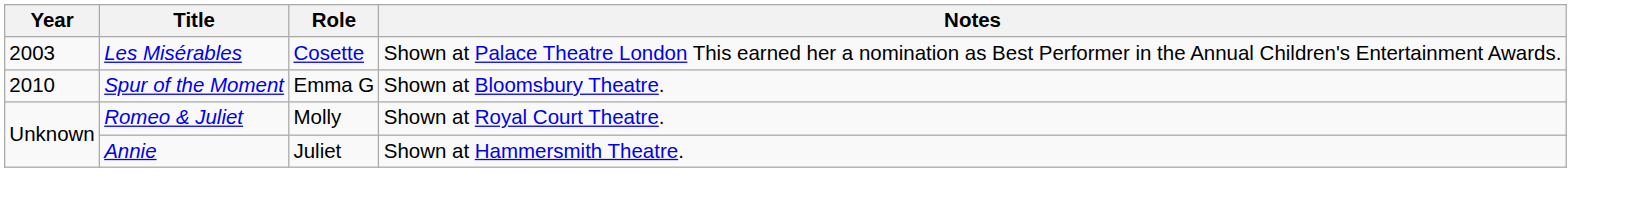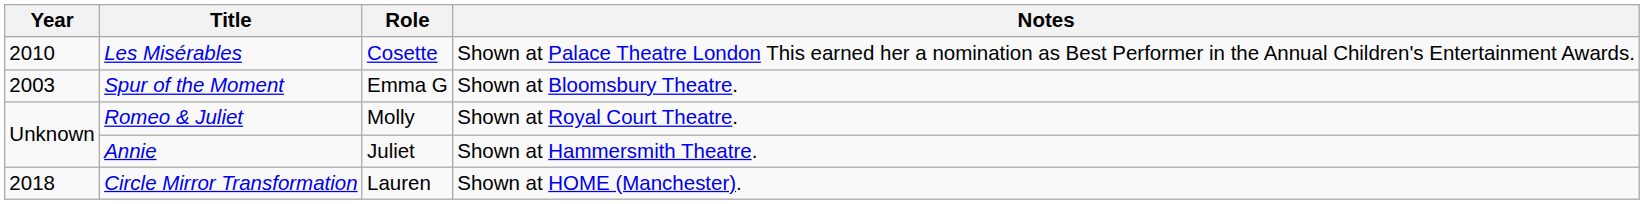(32, 53) 2003 -> (32, 53) 2010
(32, 85) 2010 -> (32, 85) 2003
+ row: (231, 183)
